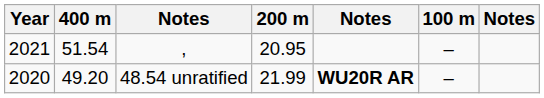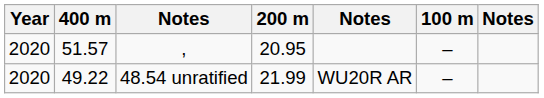(30, 48) 2021 -> (30, 48) 2020
(85, 48) 51.54 -> (85, 48) 51.57
(85, 78) 49.20 -> (85, 78) 49.22
(366, 78) bold -> (365, 78) normal
